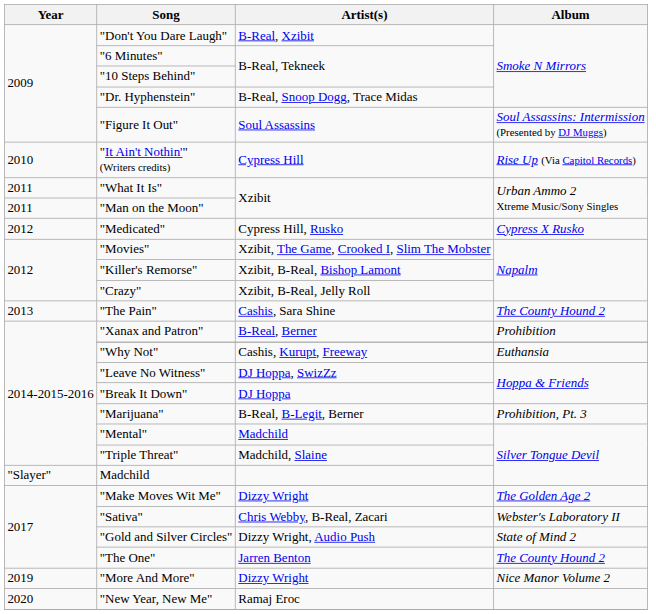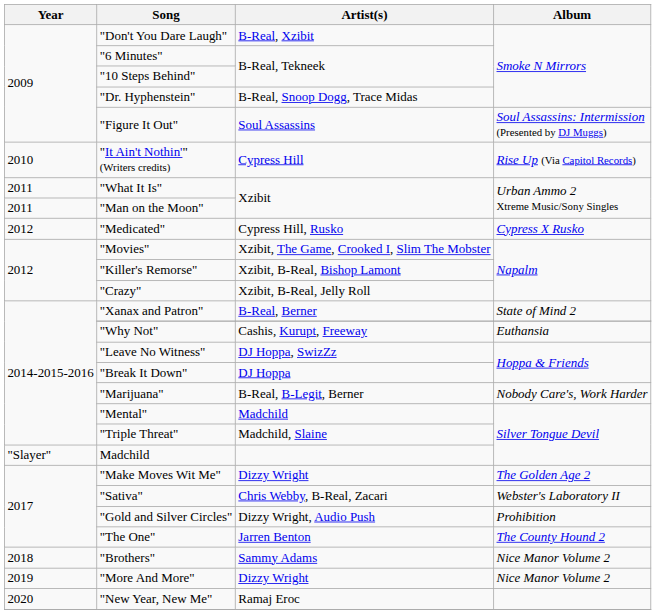- row: (128, 311)
(526, 331) Prohibition -> (536, 311) State of Mind 2
(542, 413) Prohibition, Pt. 3 -> (572, 393) Nobody Care's, Work Harder
(536, 537) State of Mind 2 -> (526, 516) Prohibition
+ row: (127, 557)
